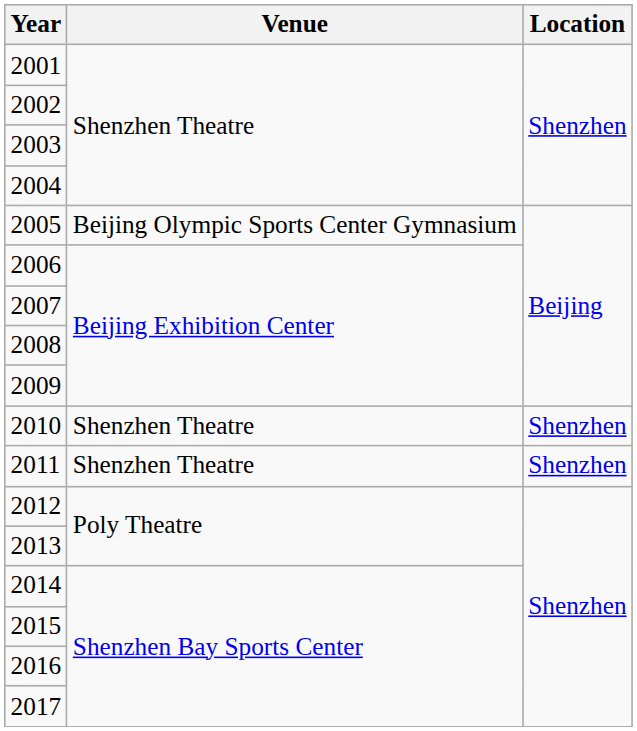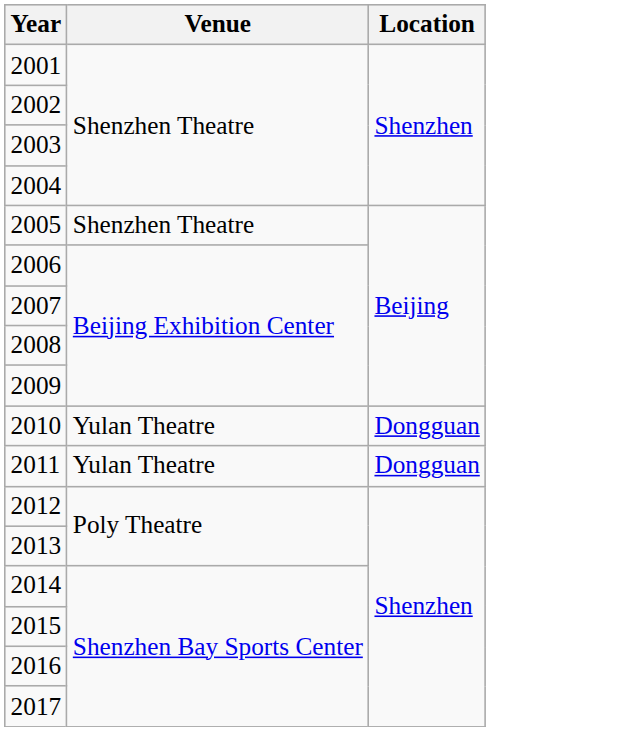(295, 225) Beijing Olympic Sports Center Gymnasium -> (163, 225) Shenzhen Theatre
(163, 425) Shenzhen Theatre -> (144, 425) Yulan Theatre
(577, 425) Shenzhen -> (427, 425) Dongguan
(163, 465) Shenzhen Theatre -> (144, 465) Yulan Theatre
(577, 465) Shenzhen -> (427, 465) Dongguan
